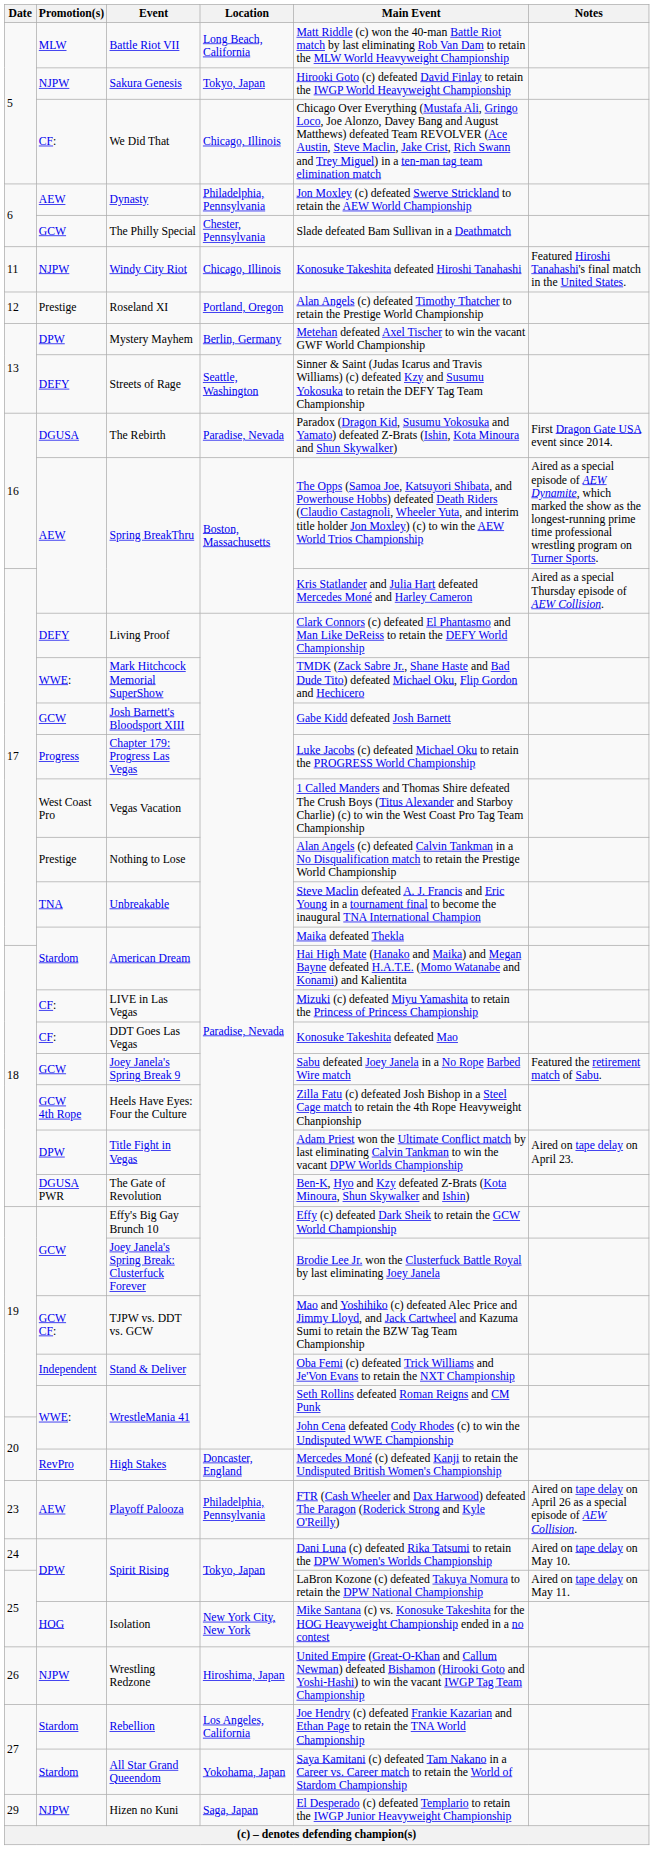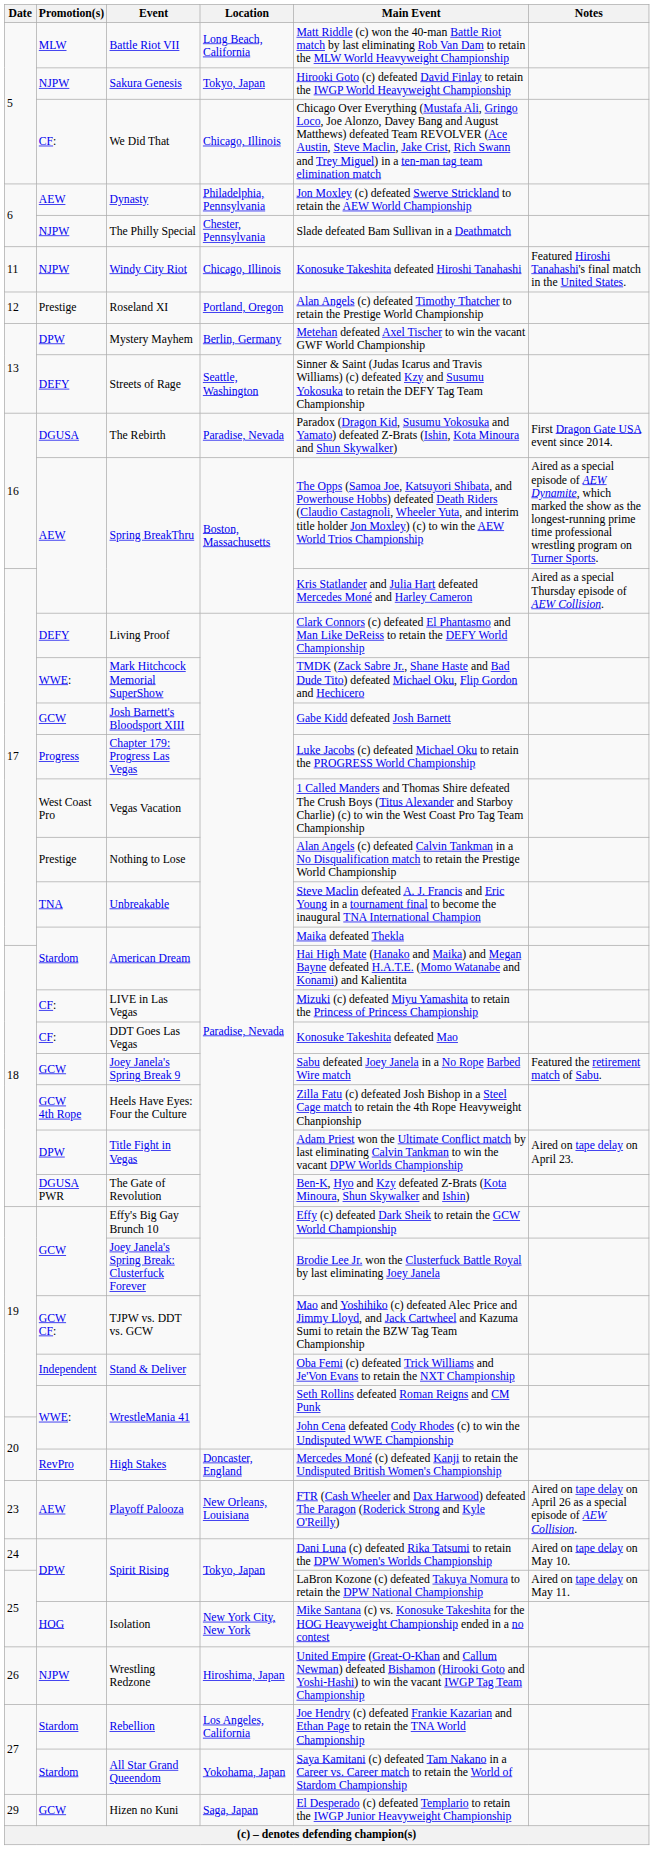(52, 231) GCW -> (54, 231) NJPW
(234, 1509) Philadelphia, Pennsylvania -> (235, 1509) New Orleans, Louisiana
(54, 1810) NJPW -> (52, 1810) GCW
